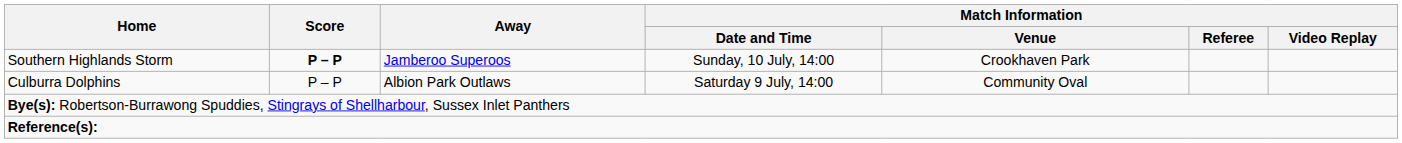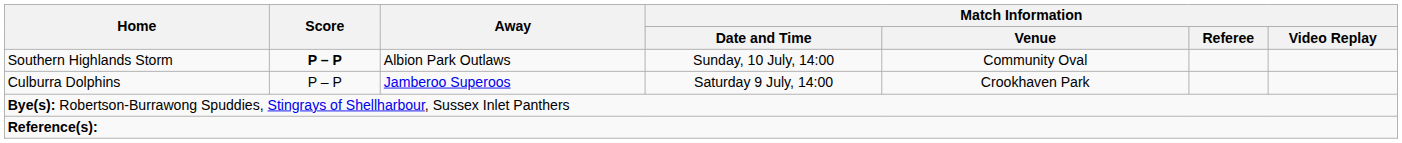(447, 60) Jamberoo Superoos -> (447, 60) Albion Park Outlaws
(1035, 60) Crookhaven Park -> (1035, 60) Community Oval
(447, 82) Albion Park Outlaws -> (447, 82) Jamberoo Superoos
(1035, 82) Community Oval -> (1035, 82) Crookhaven Park
